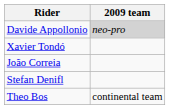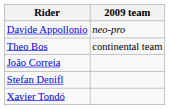(109, 29) lightgrey background -> (109, 29) no background
rows swapped: (27, 96) <-> (36, 46)
